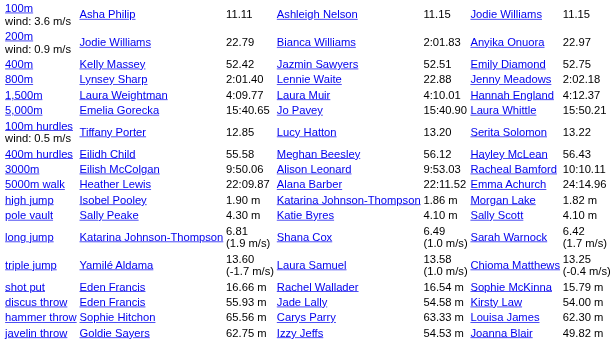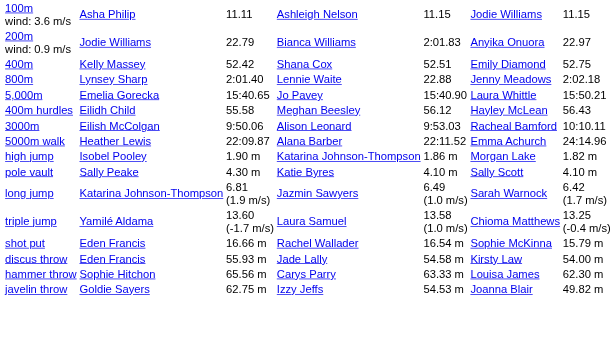(318, 64) Jazmin Sawyers -> (305, 64) Shana Cox
- row: (24, 95)
- row: (39, 132)
(305, 237) Shana Cox -> (318, 194) Jazmin Sawyers
